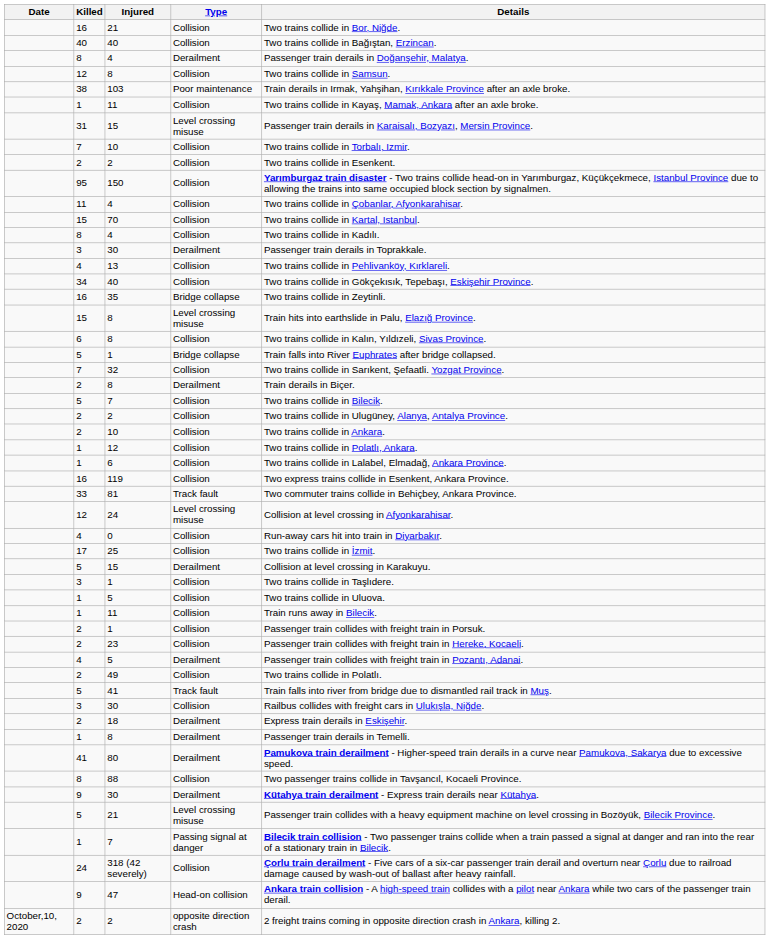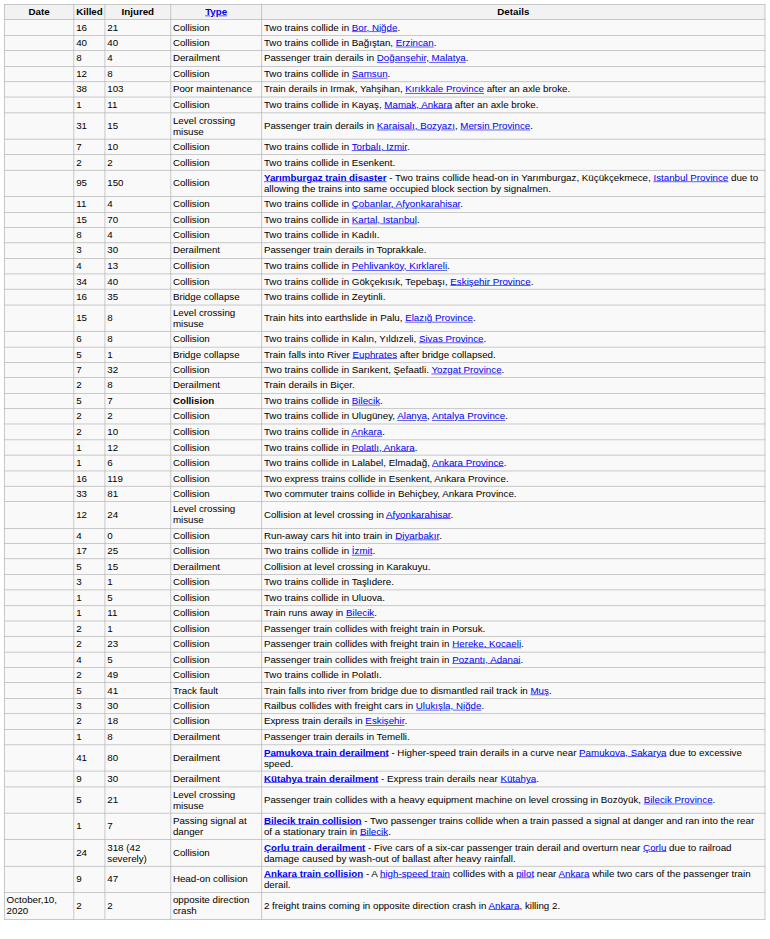(191, 401) normal -> (193, 401) bold
(195, 494) Track fault -> (191, 494) Collision
(196, 659) Derailment -> (191, 659) Collision
(196, 721) Derailment -> (191, 721) Collision
- row: (79, 779)
